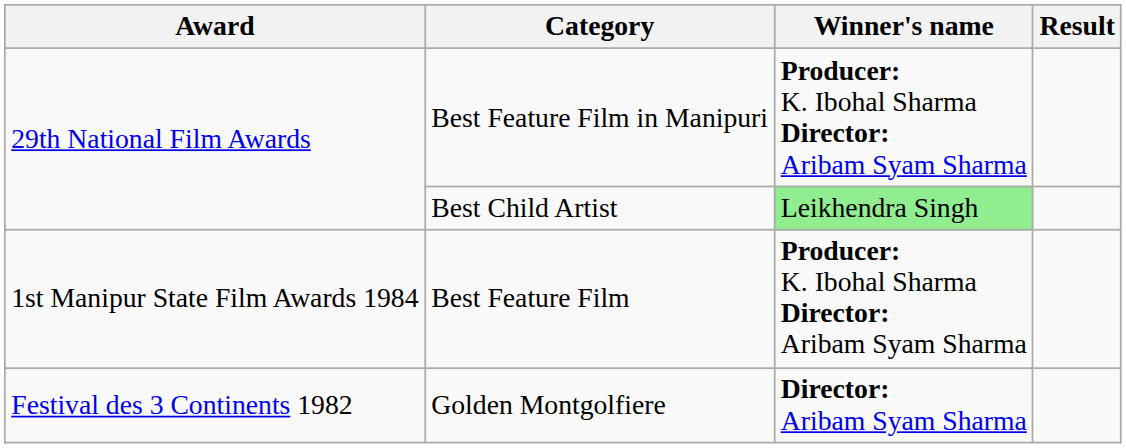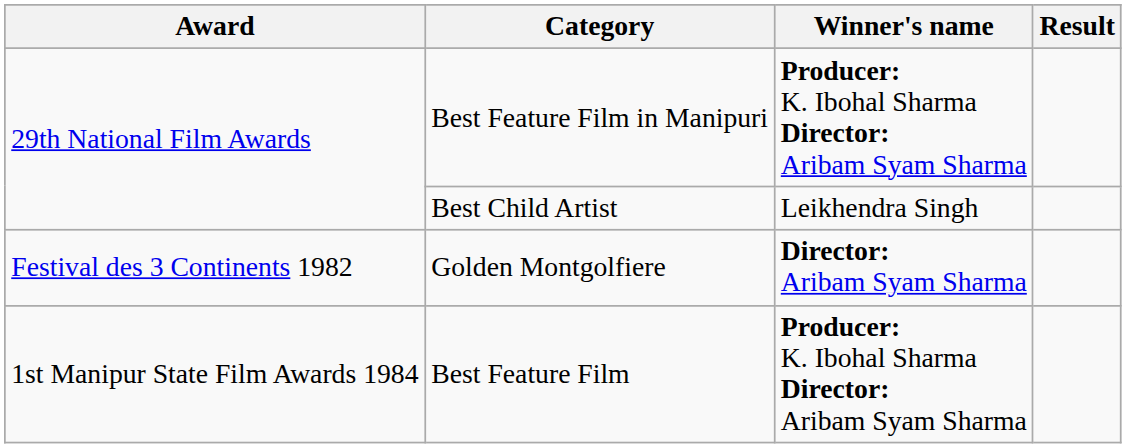(880, 207) lightgreen background -> (880, 207) no background
rows swapped: (549, 404) <-> (530, 298)
